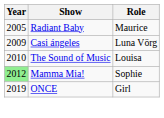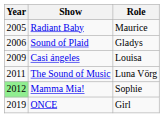+ row: (60, 43)
(136, 43) Luna Vörg -> (128, 58) Louisa
(16, 58) 2010 -> (16, 74) 2011
(128, 58) Louisa -> (136, 74) Luna Vörg
